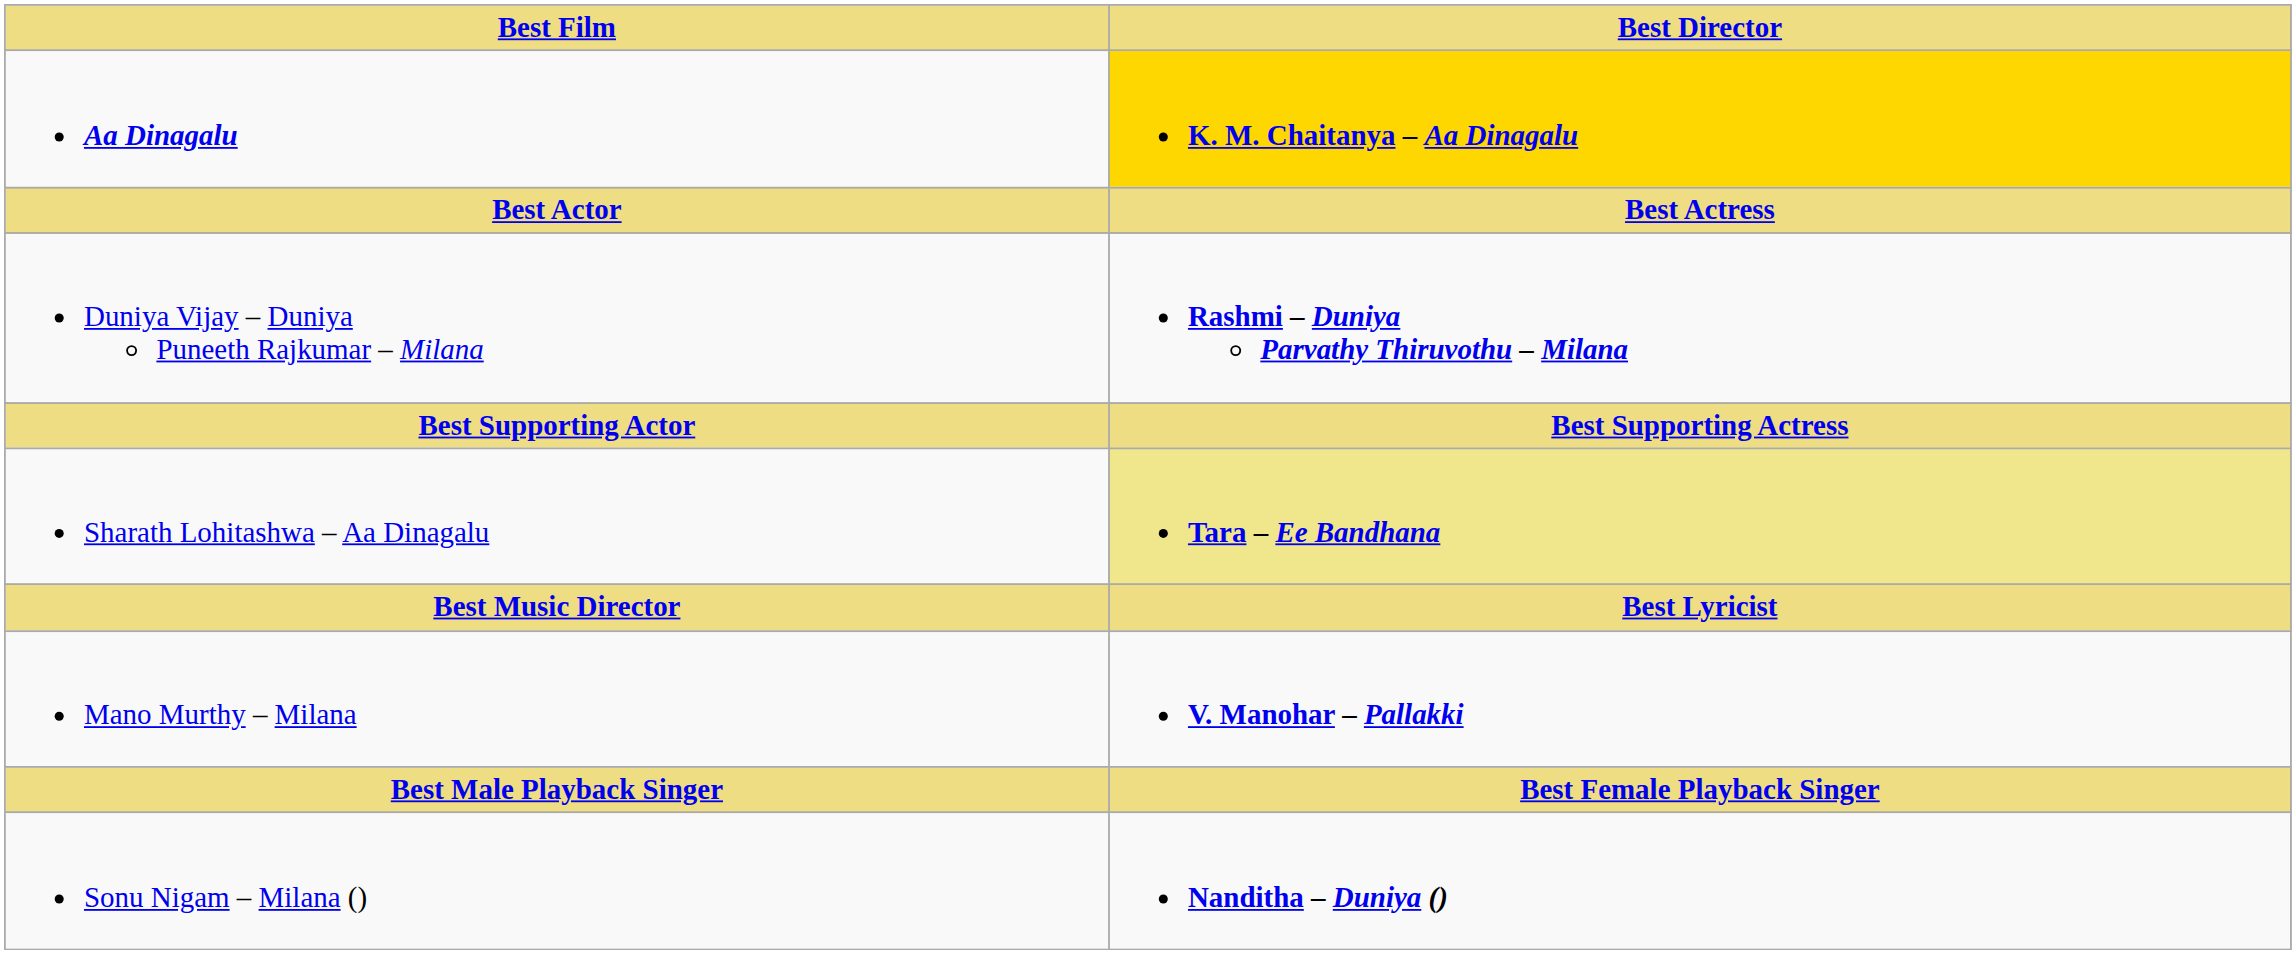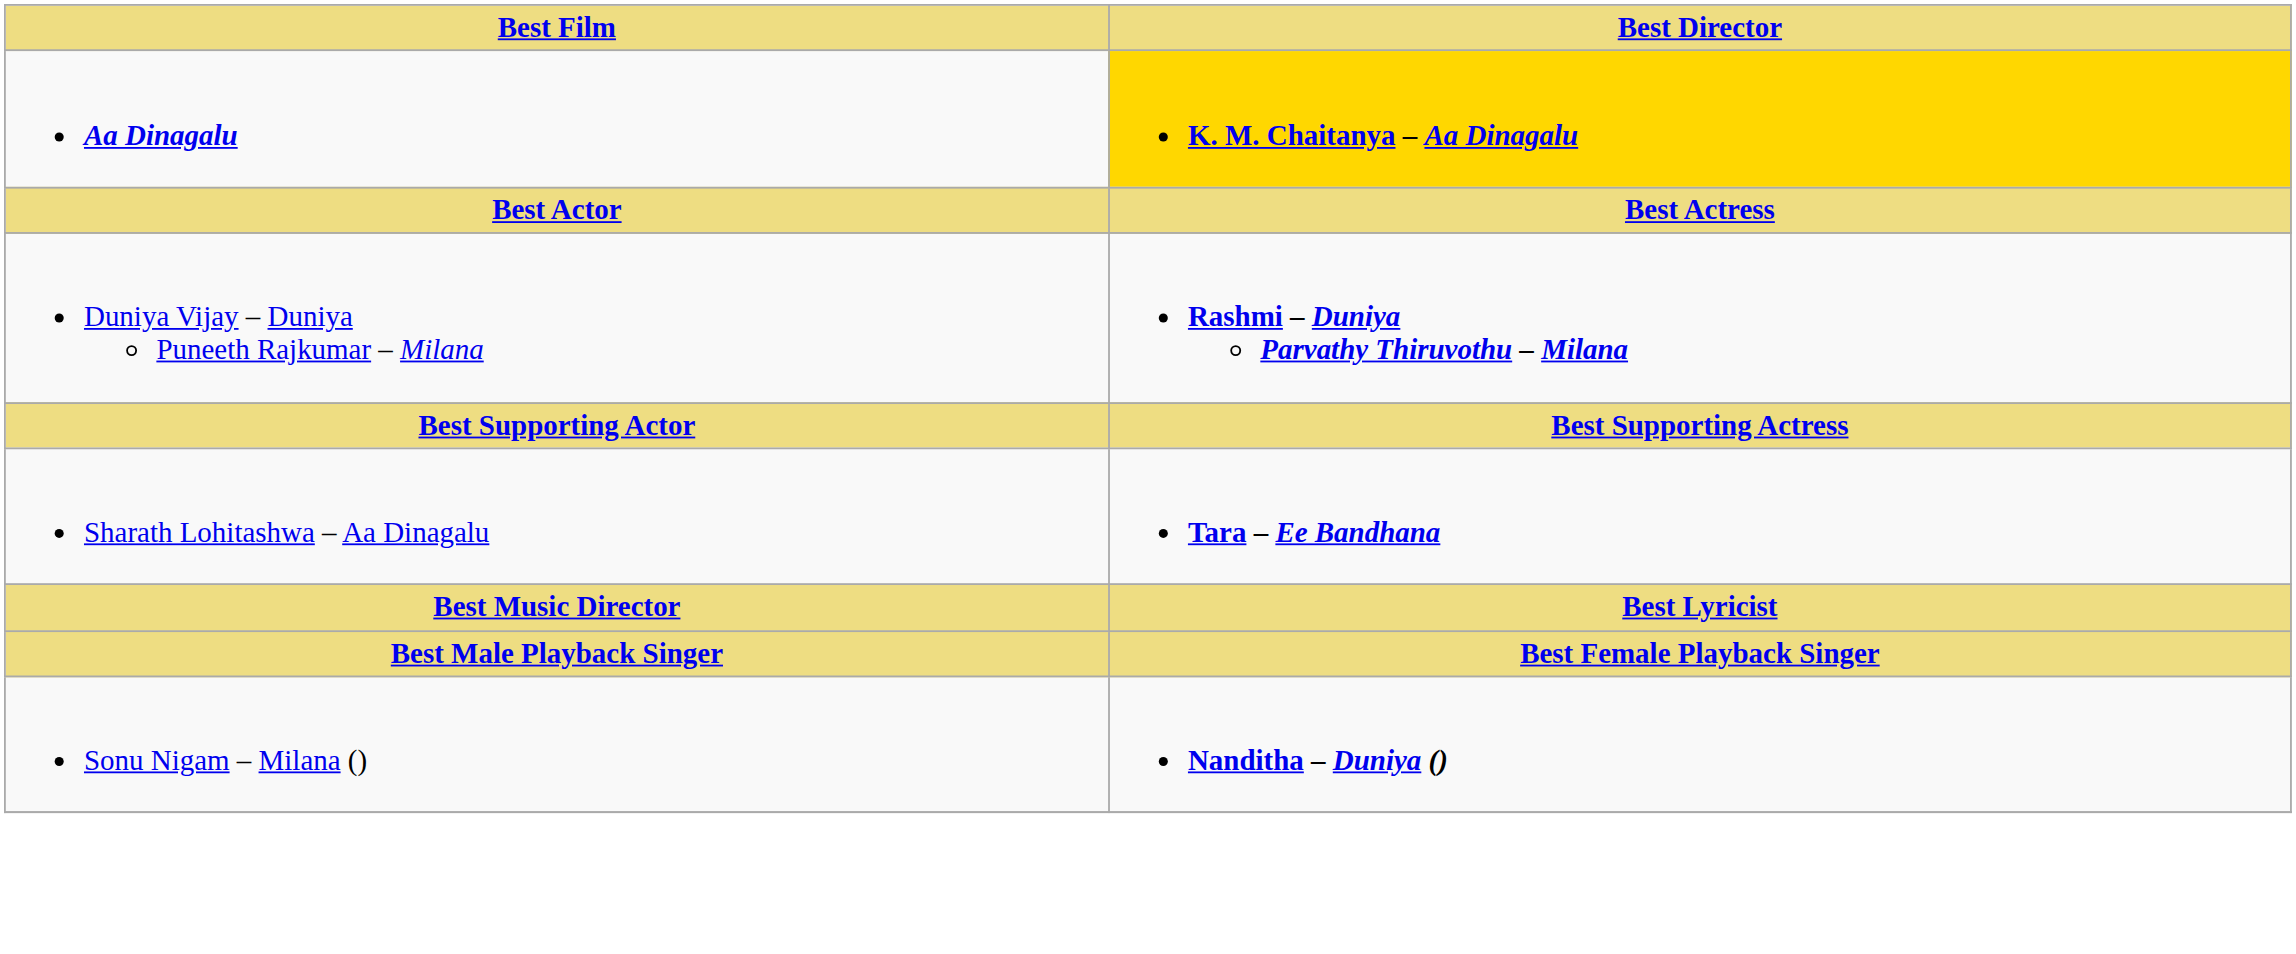(1700, 533) khaki background -> (1700, 533) no background
- row: (557, 715)
